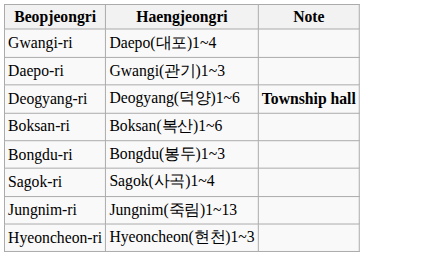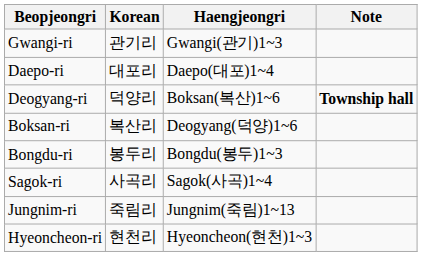+ column: (135, 16)
(163, 42) Daepo(대포)1~4 -> (225, 42) Gwangi(관기)1~3
(167, 70) Gwangi(관기)1~3 -> (220, 70) Daepo(대포)1~4
(175, 98) Deogyang(덕양)1~6 -> (223, 98) Boksan(복산)1~6
(166, 126) Boksan(복산)1~6 -> (232, 126) Deogyang(덕양)1~6
